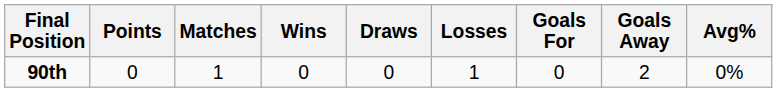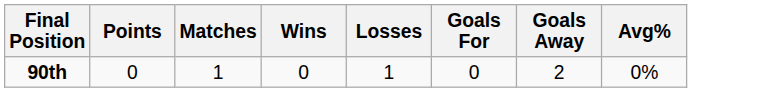- column: (389, 31)
